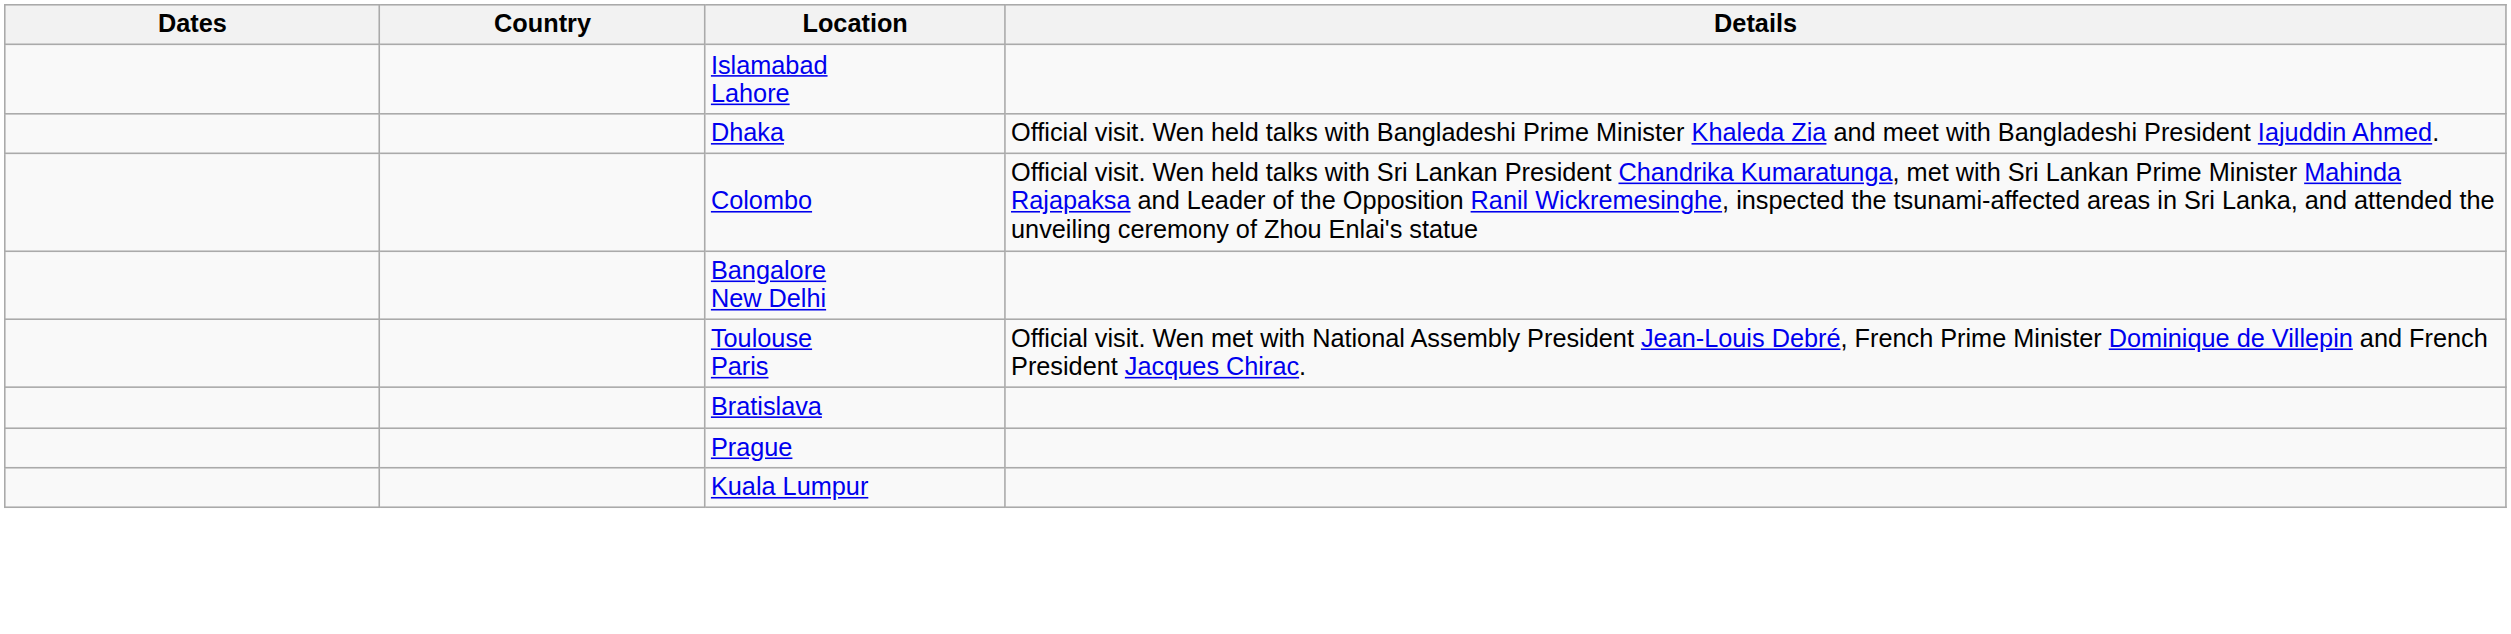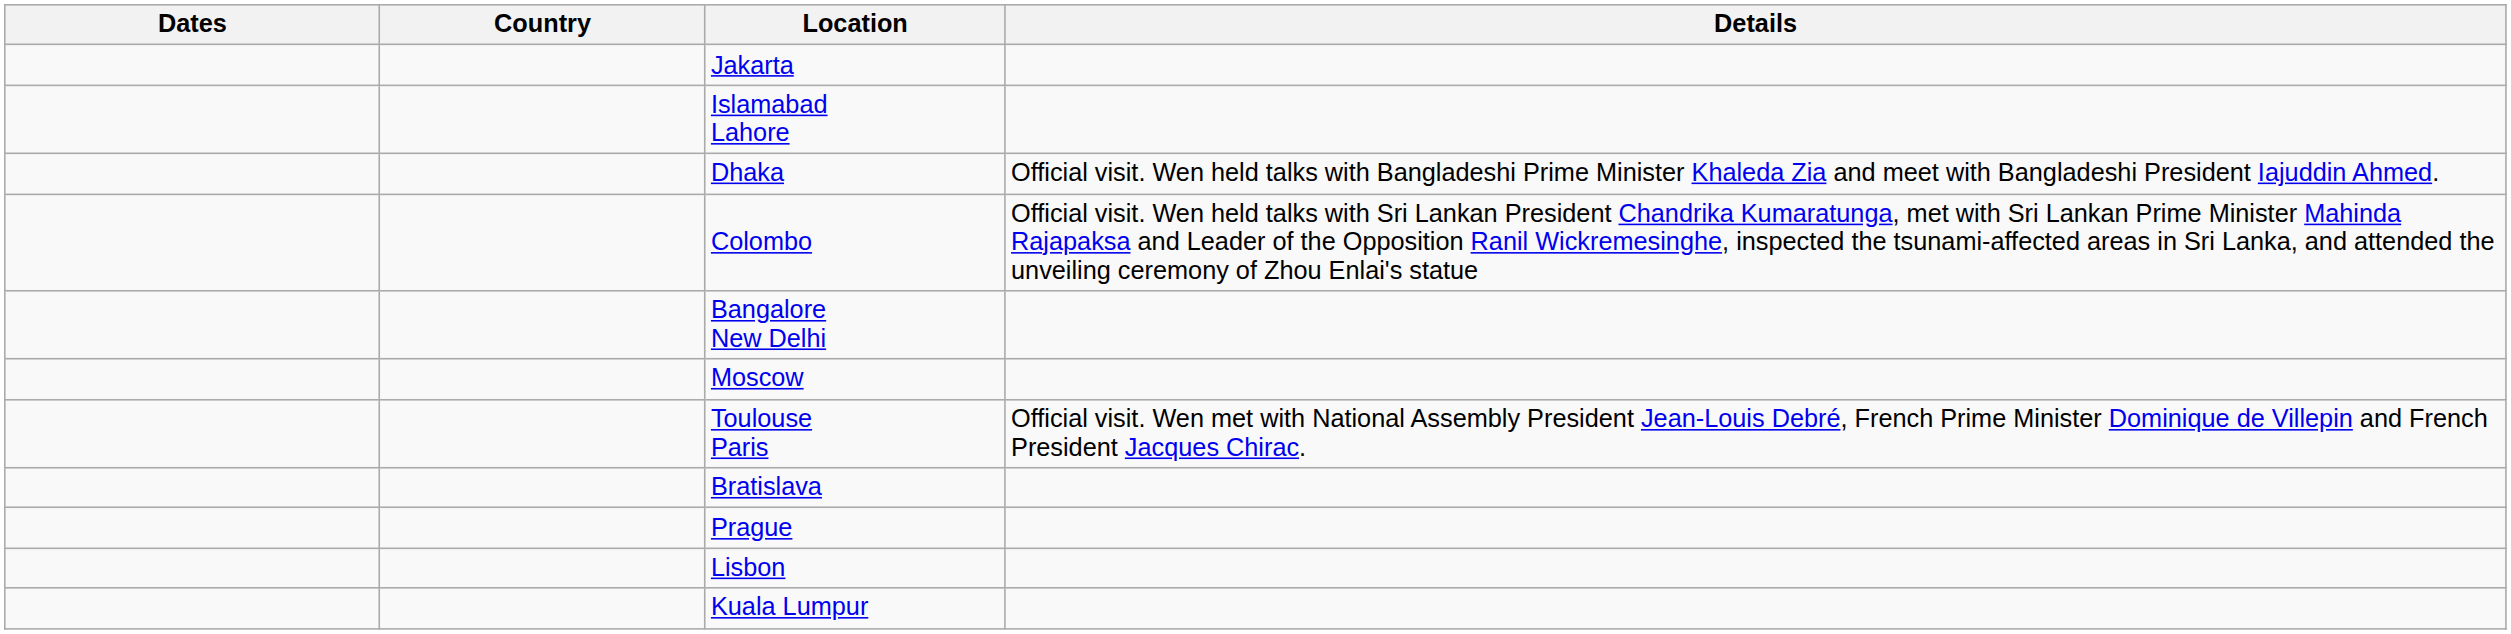+ row: (752, 64)
+ row: (757, 378)
+ row: (748, 567)
